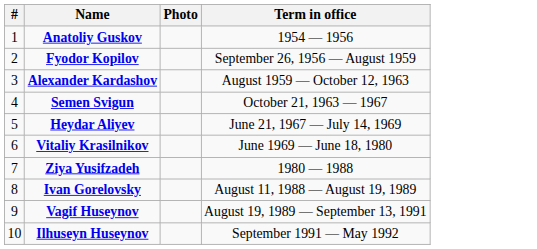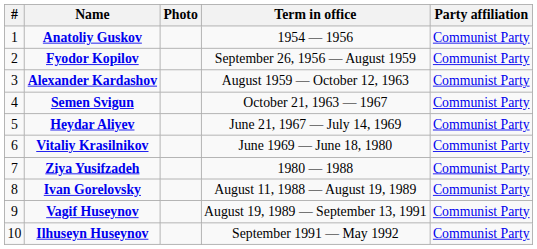+ column: (481, 15)
